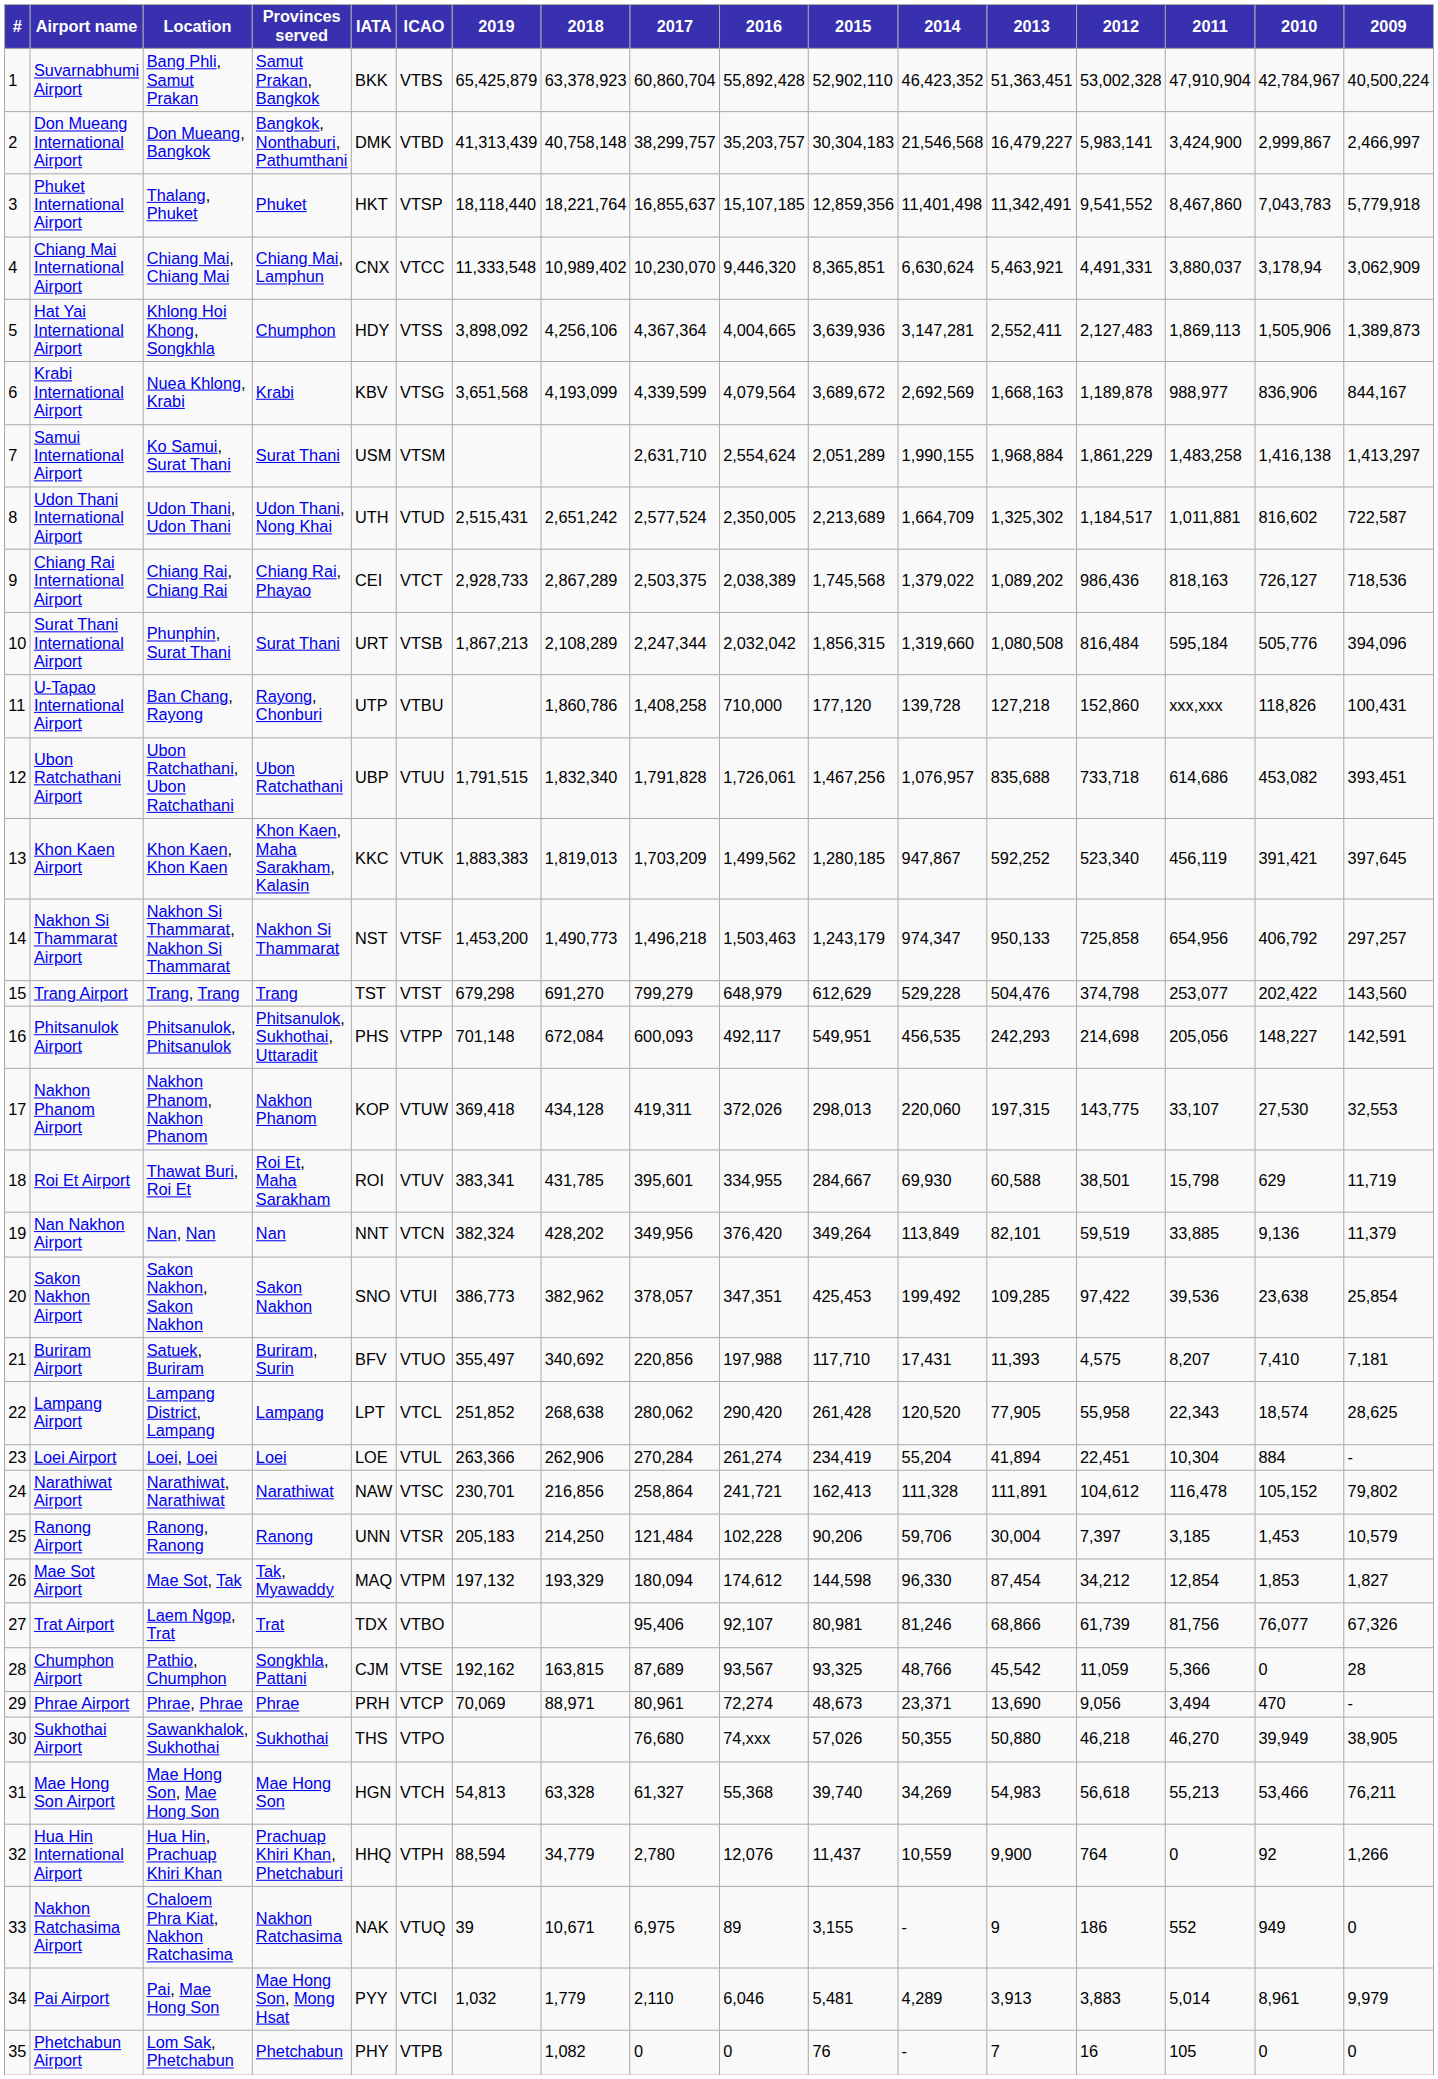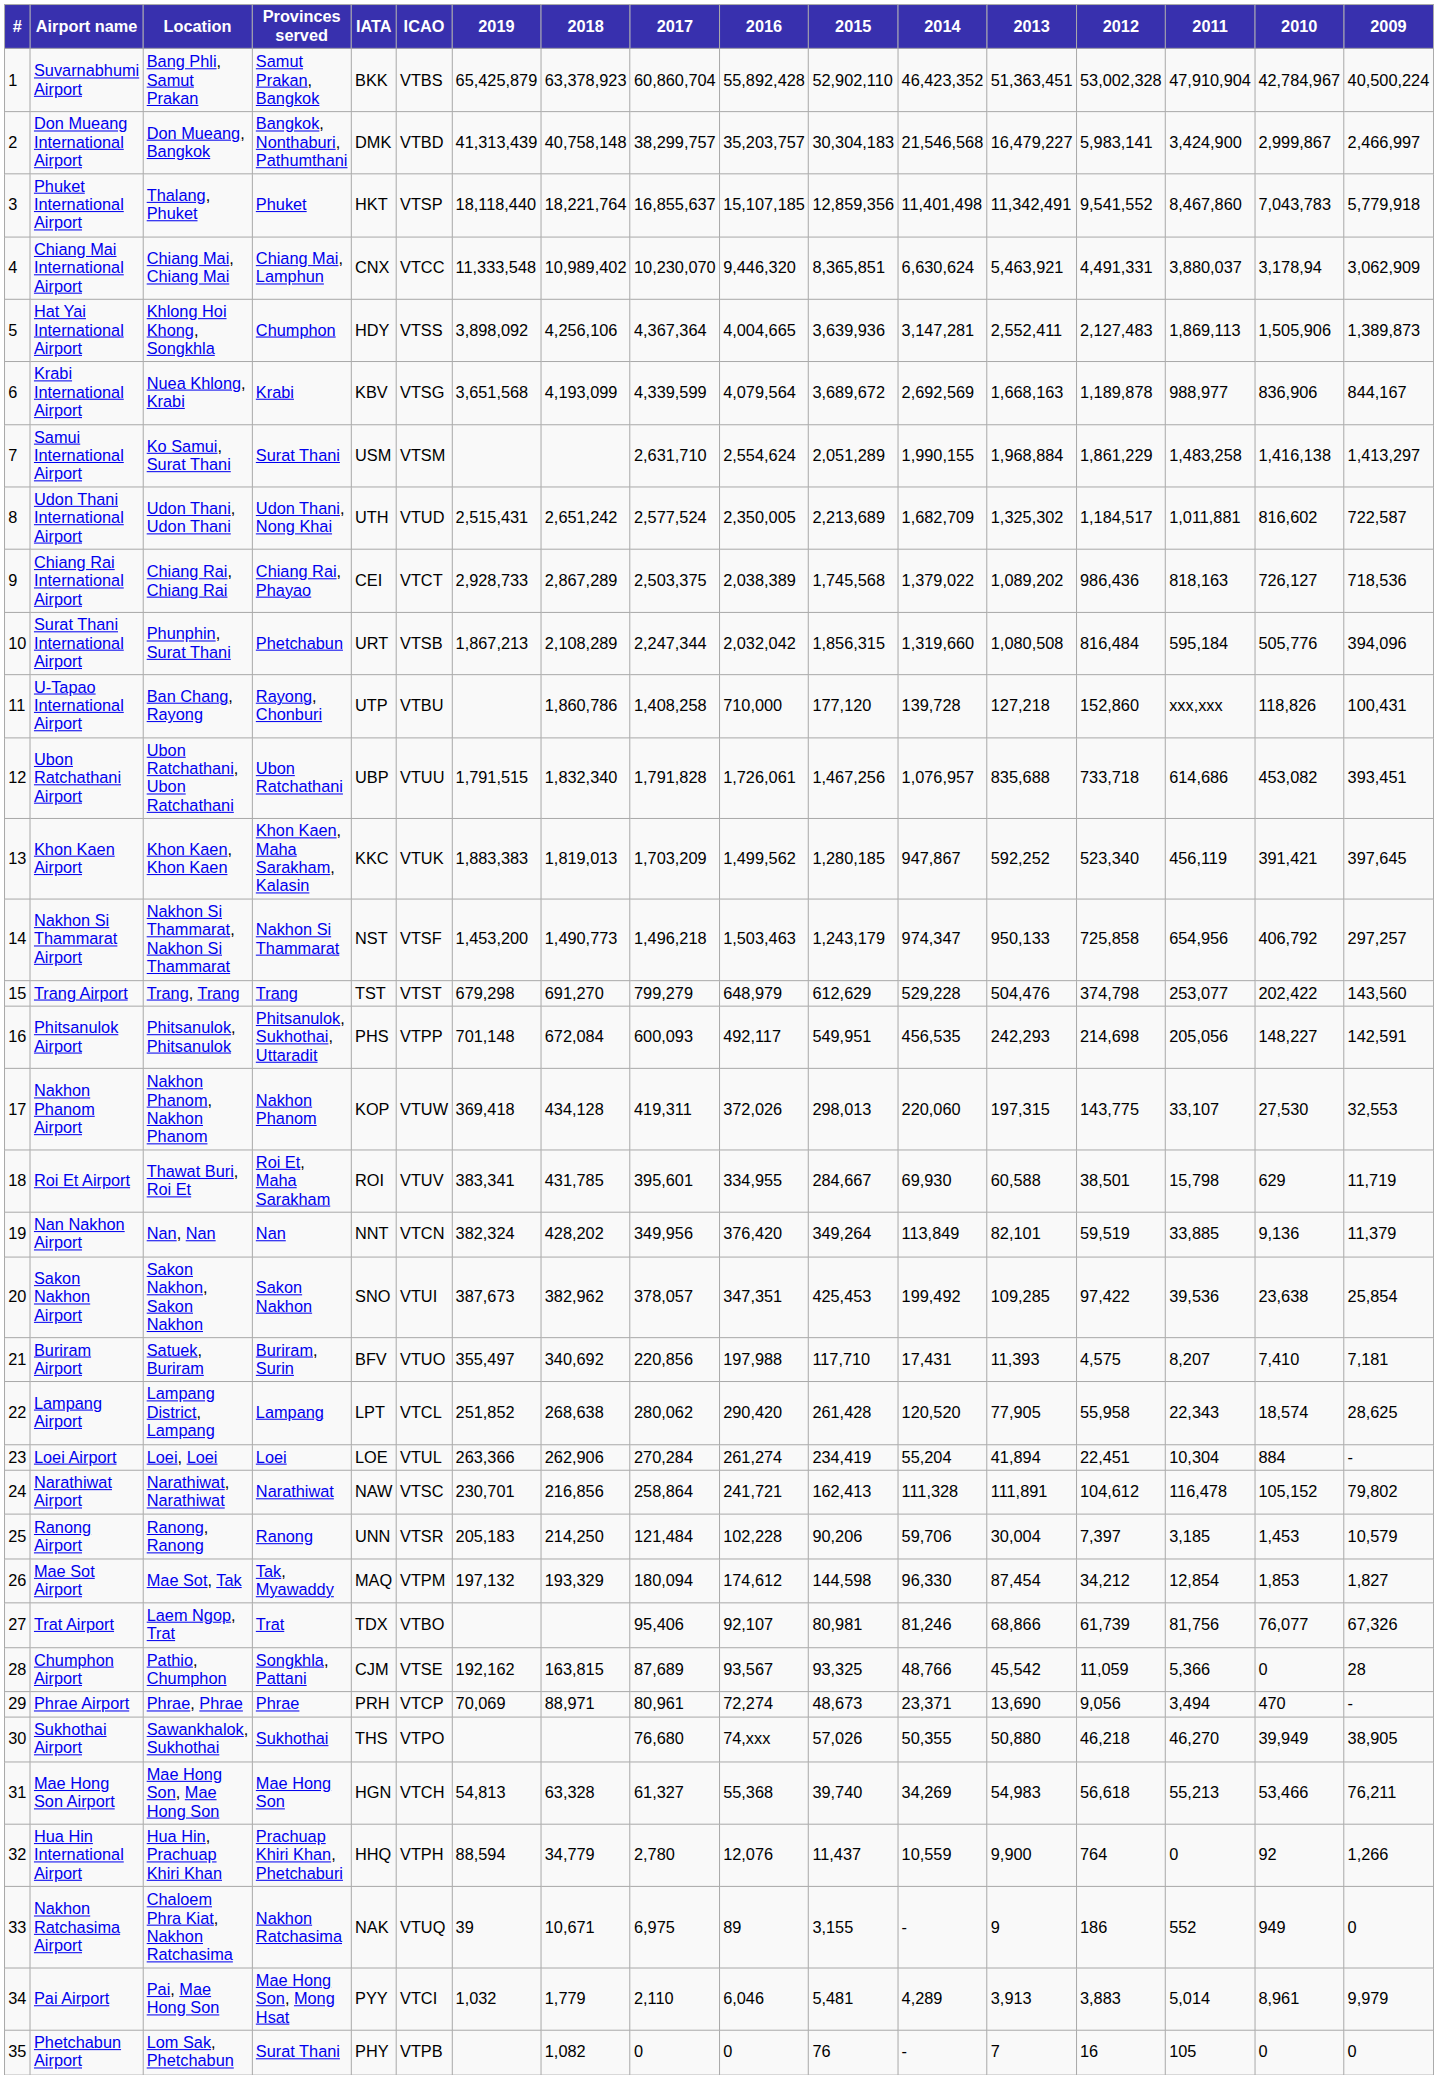(938, 518) 1,664,709 -> (938, 518) 1,682,709
(298, 643) Surat Thani -> (299, 643) Phetchabun
(485, 1297) 386,773 -> (485, 1297) 387,673
(299, 2052) Phetchabun -> (298, 2052) Surat Thani
